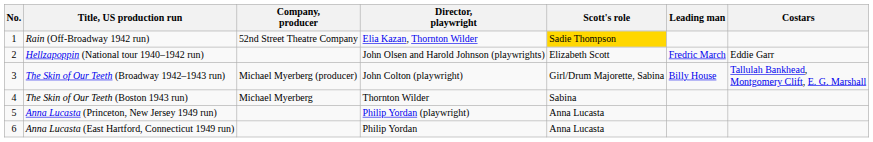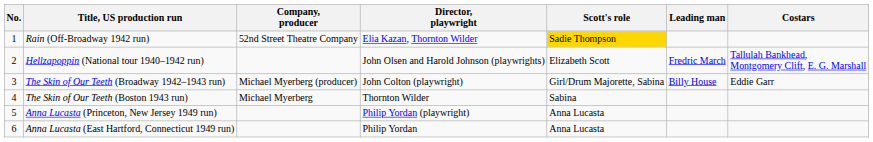(752, 54) Eddie Garr -> (798, 60) Tallulah Bankhead, Montgomery Clift, E. G. Marshall
(798, 76) Tallulah Bankhead, Montgomery Clift, E. G. Marshall -> (752, 81) Eddie Garr
